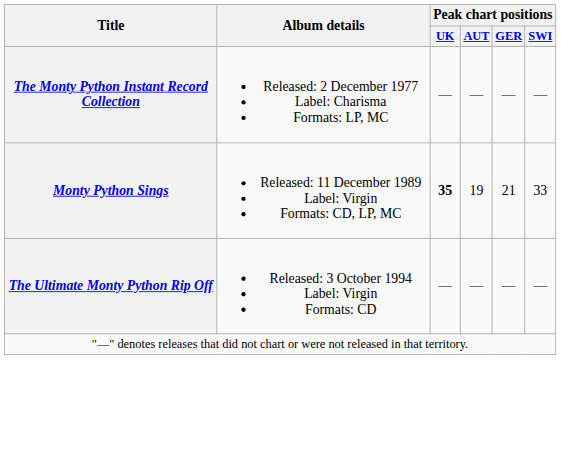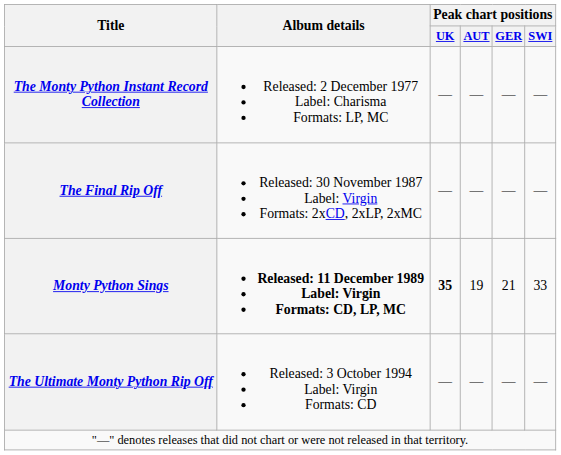+ row: (111, 190)
(324, 198) normal -> (324, 294) bold
